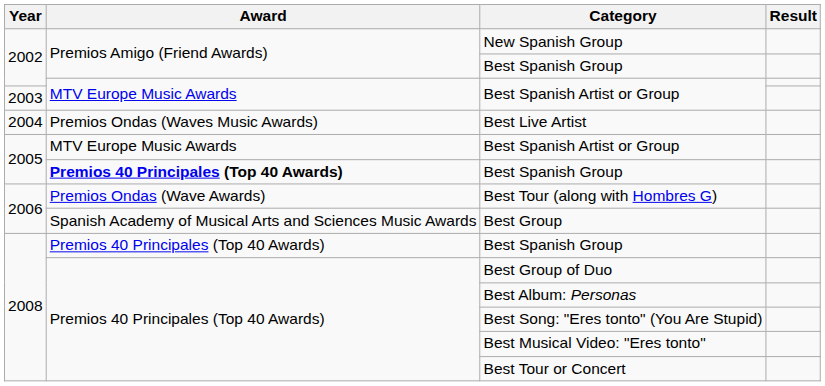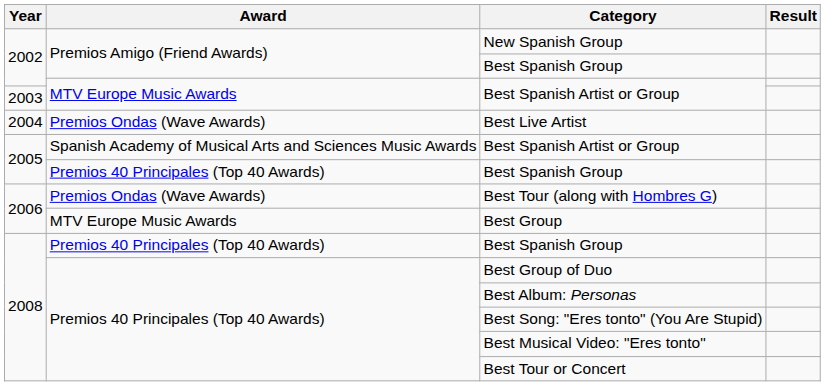(184, 122) Premios Ondas (Waves Music Awards) -> (158, 122) Premios Ondas (Wave Awards)
(143, 147) MTV Europe Music Awards -> (263, 147) Spanish Academy of Musical Arts and Sciences Music Awards
(196, 171) bold -> (187, 171) normal
(263, 220) Spanish Academy of Musical Arts and Sciences Music Awards -> (143, 220) MTV Europe Music Awards
